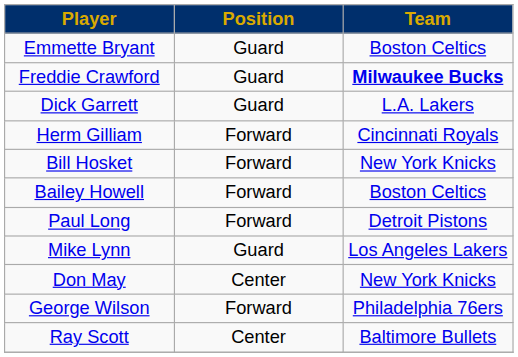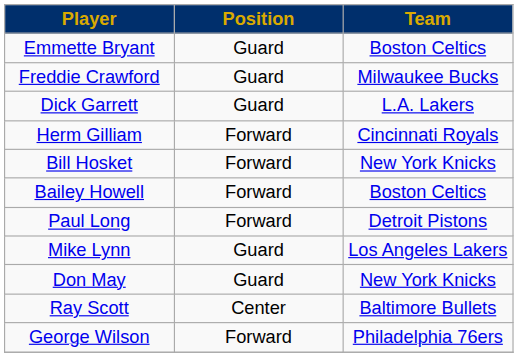(428, 76) bold -> (428, 76) normal
(259, 279) Center -> (259, 279) Guard
rows swapped: (89, 337) <-> (89, 308)
